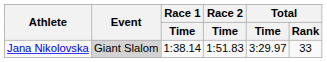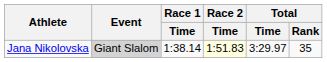(225, 49) no background -> (225, 49) lightyellow background
(305, 49) 33 -> (305, 49) 35
